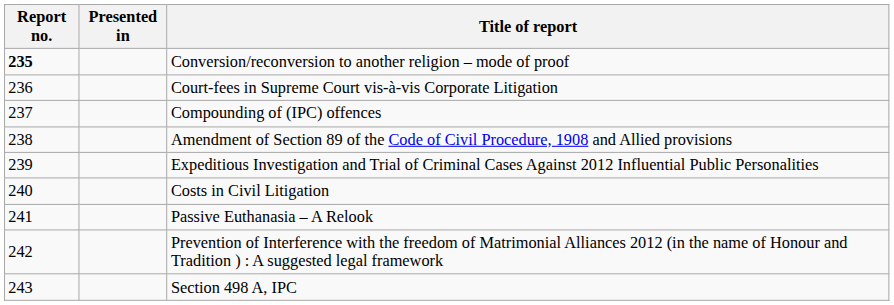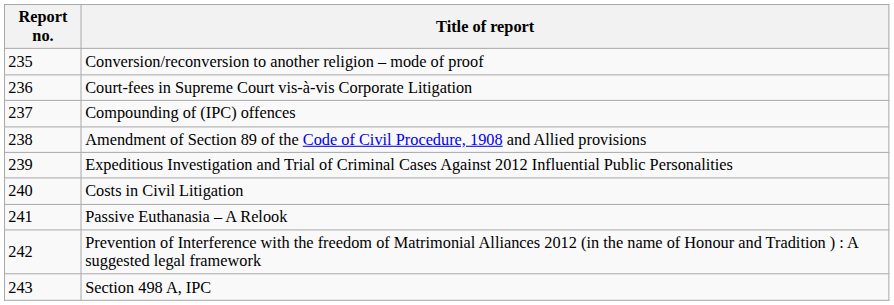- column: (123, 26)
(21, 61) bold -> (21, 61) normal
